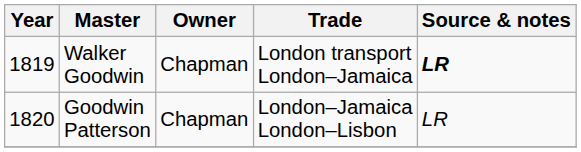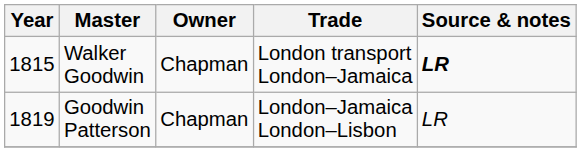(32, 64) 1819 -> (32, 64) 1815
(32, 119) 1820 -> (32, 119) 1819
